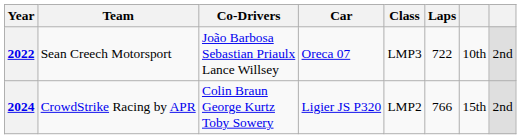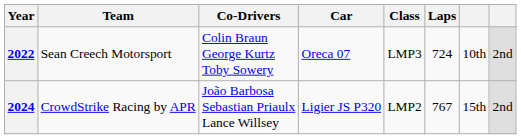(249, 53) João Barbosa Sebastian Priaulx Lance Willsey -> (238, 53) Colin Braun George Kurtz Toby Sowery
(442, 53) 722 -> (442, 53) 724
(238, 107) Colin Braun George Kurtz Toby Sowery -> (249, 107) João Barbosa Sebastian Priaulx Lance Willsey
(442, 107) 766 -> (442, 107) 767
